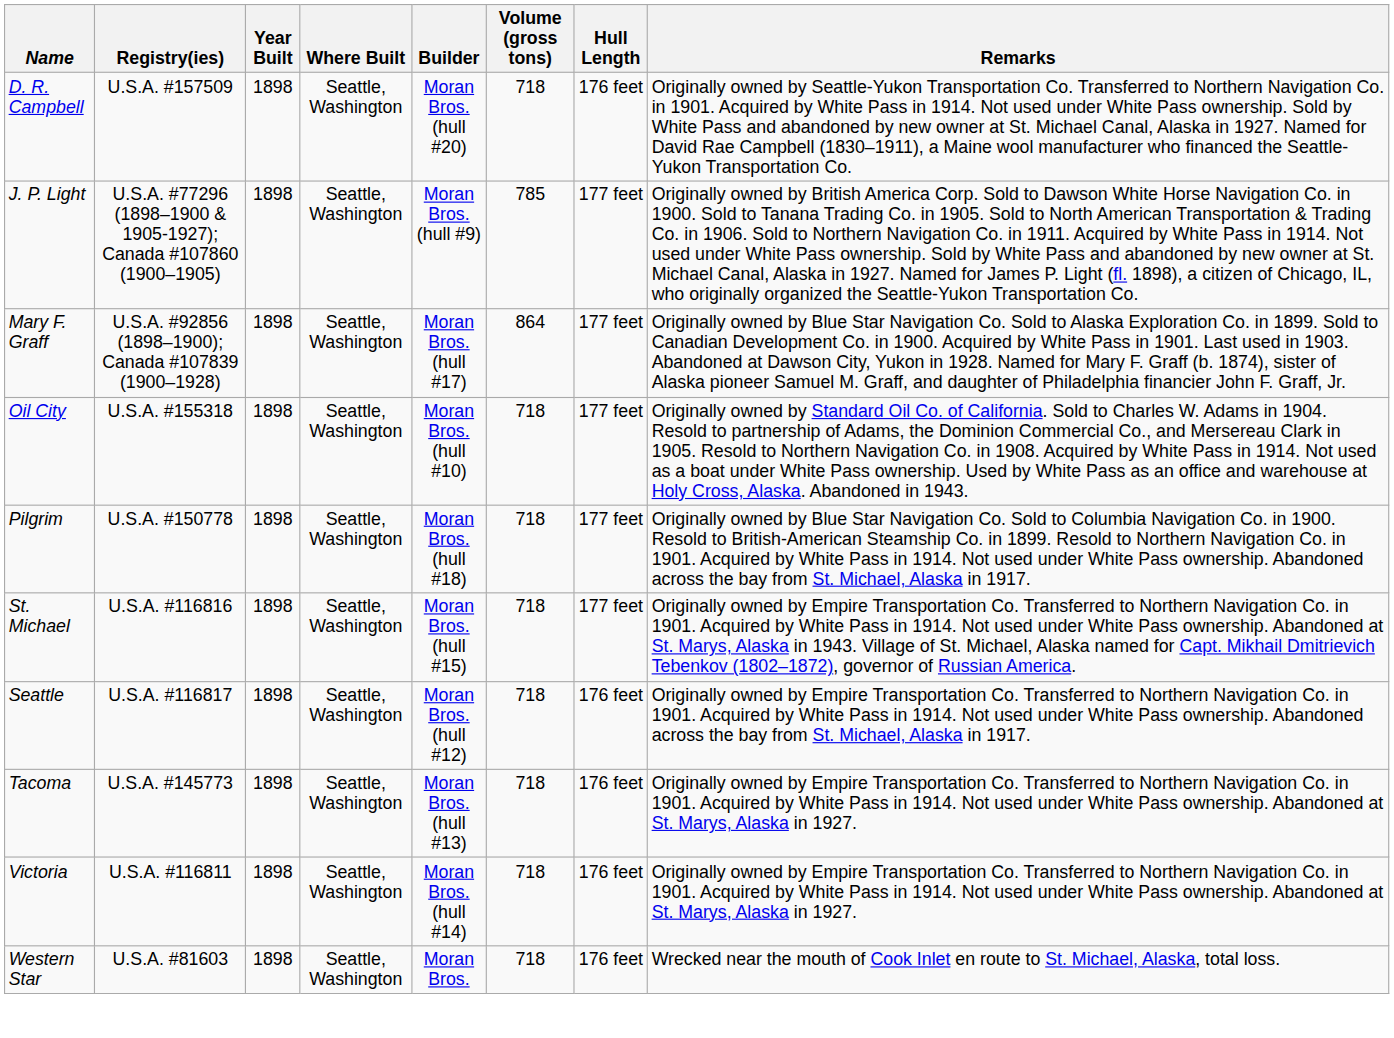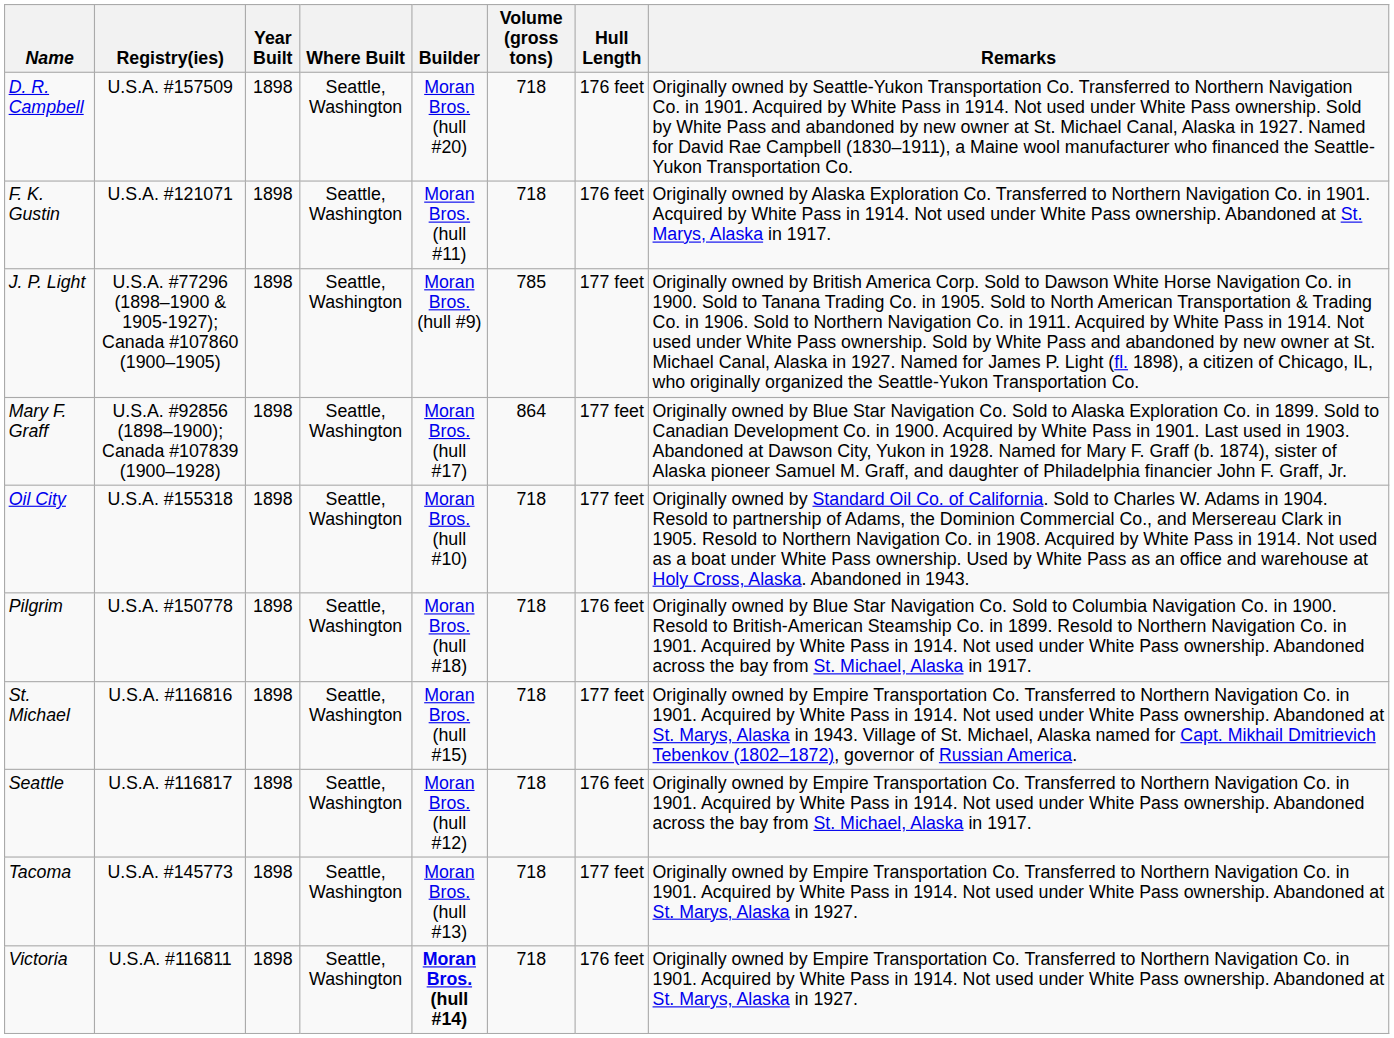+ row: (34, 204)
(611, 519) 177 feet -> (612, 607) 176 feet
(611, 783) 176 feet -> (612, 871) 177 feet
(449, 901) normal -> (449, 989) bold
- row: (42, 969)
